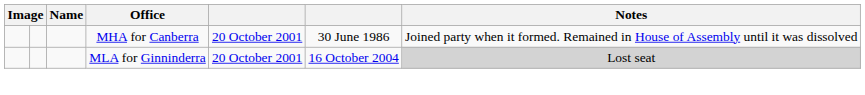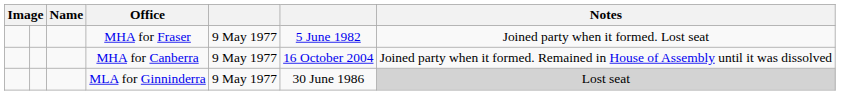+ row: (148, 36)
(257, 36) 20 October 2001 -> (244, 57) 9 May 1977
(354, 36) 30 June 1986 -> (328, 57) 16 October 2004
(257, 57) 20 October 2001 -> (244, 79) 9 May 1977
(354, 57) 16 October 2004 -> (328, 79) 30 June 1986
